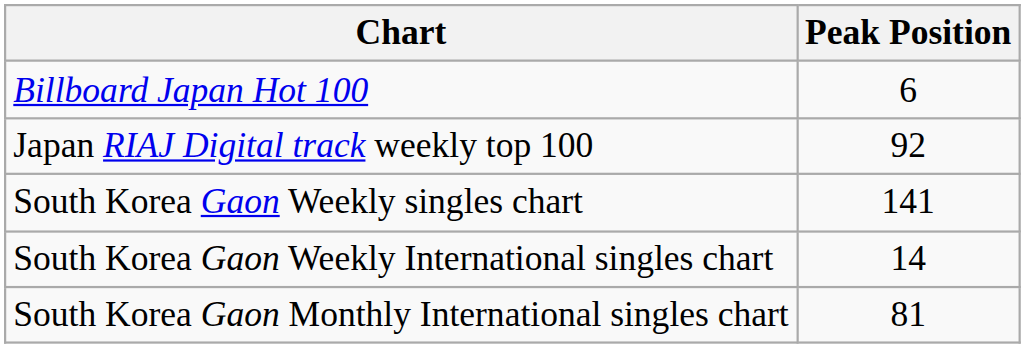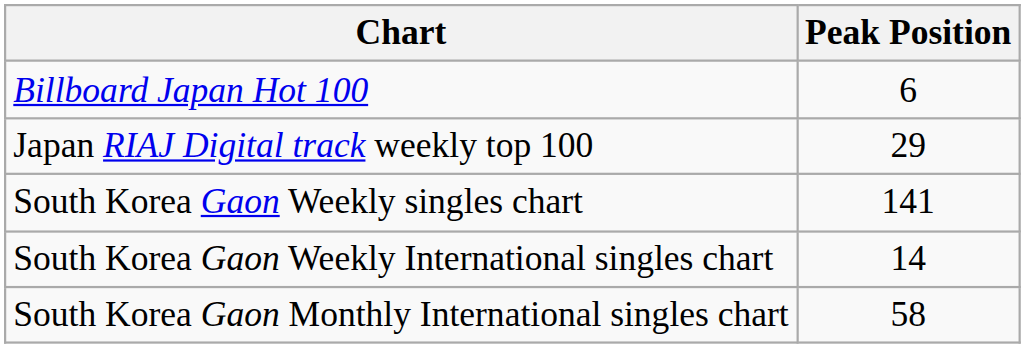(908, 145) 92 -> (908, 145) 29
(908, 314) 81 -> (908, 314) 58
